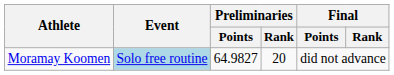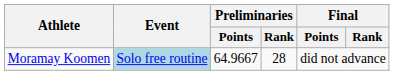(236, 59) 64.9827 -> (236, 59) 64.9667
(279, 59) 20 -> (279, 59) 28
